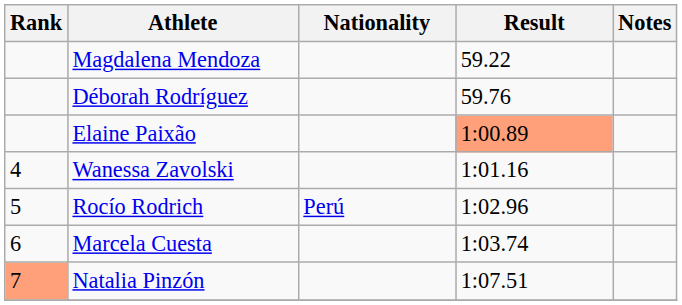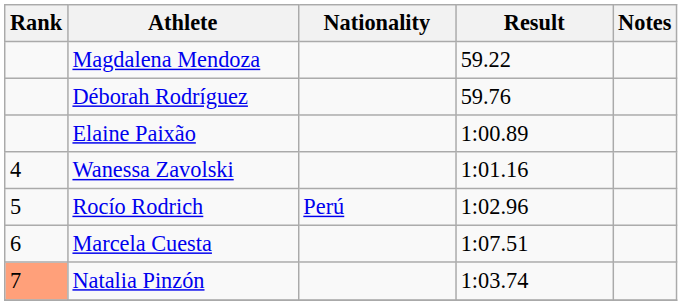(495, 133) lightsalmon background -> (495, 133) no background
(495, 244) 1:03.74 -> (495, 244) 1:07.51
(495, 281) 1:07.51 -> (495, 281) 1:03.74
